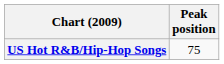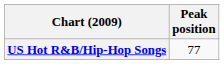(194, 49) 75 -> (194, 49) 77
